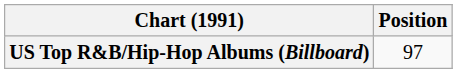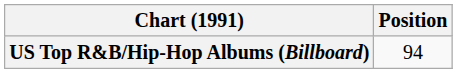(413, 52) 97 -> (413, 52) 94
